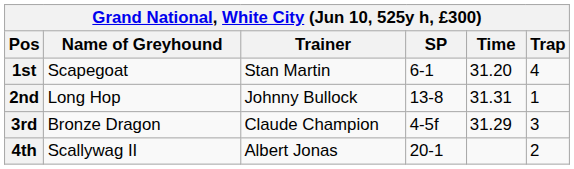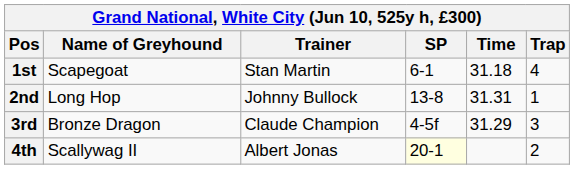(491, 71) 31.20 -> (491, 71) 31.18
(426, 151) no background -> (426, 151) lightyellow background
